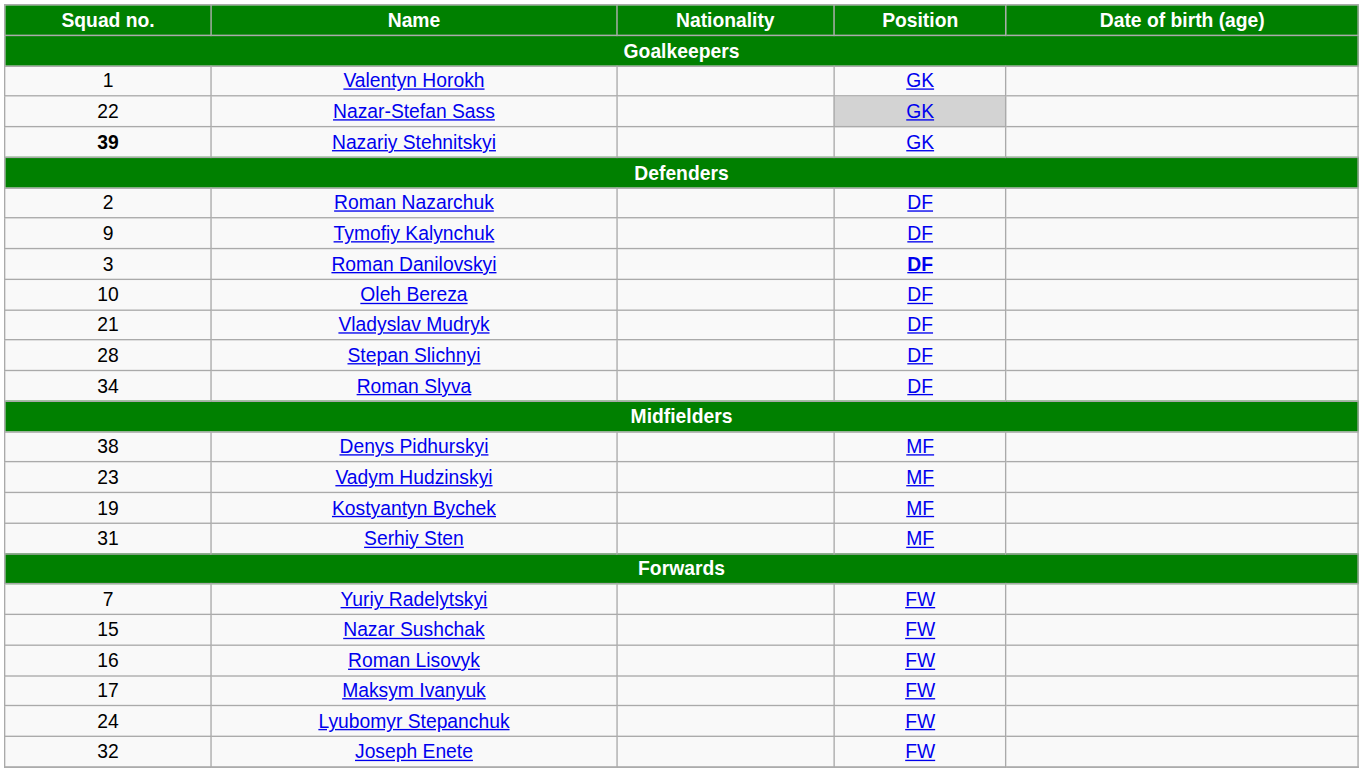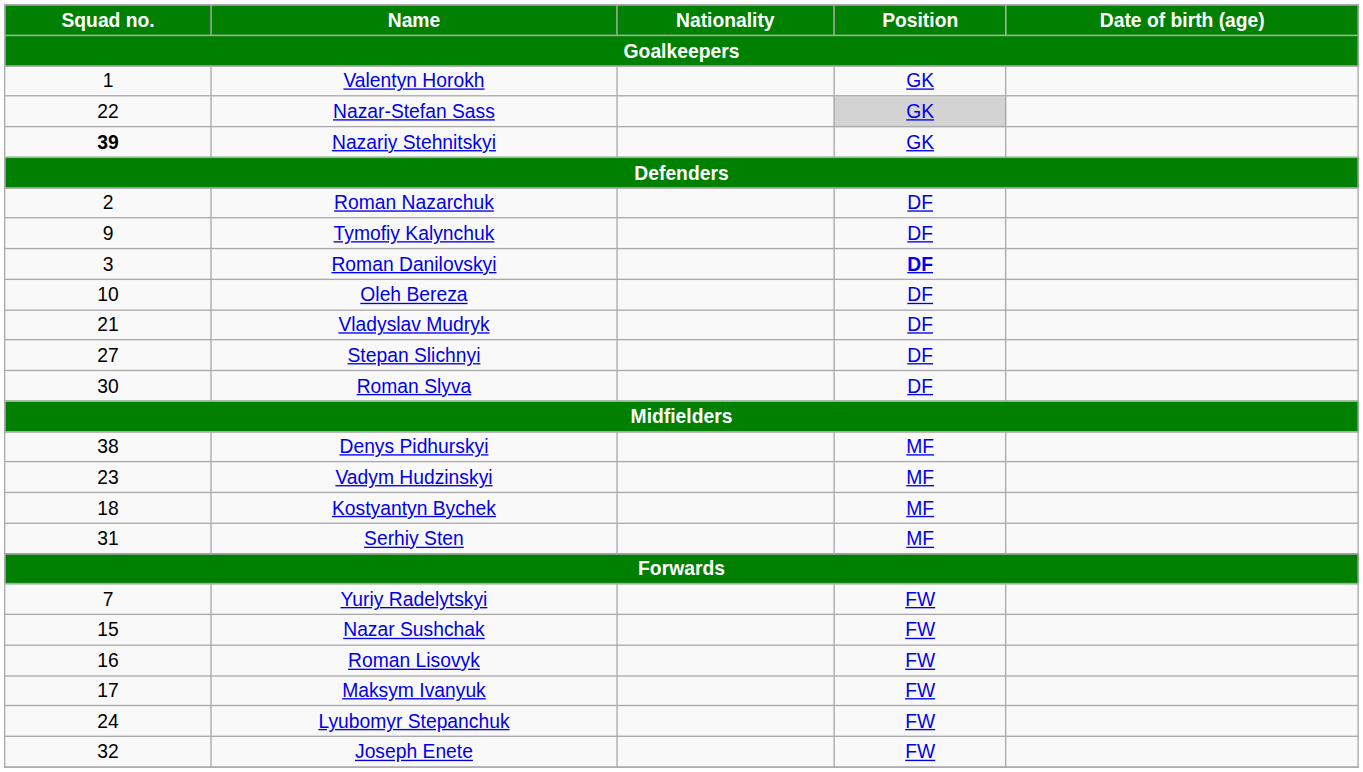(108, 356) 28 -> (108, 356) 27
(108, 386) 34 -> (108, 386) 30
(108, 508) 19 -> (108, 508) 18
